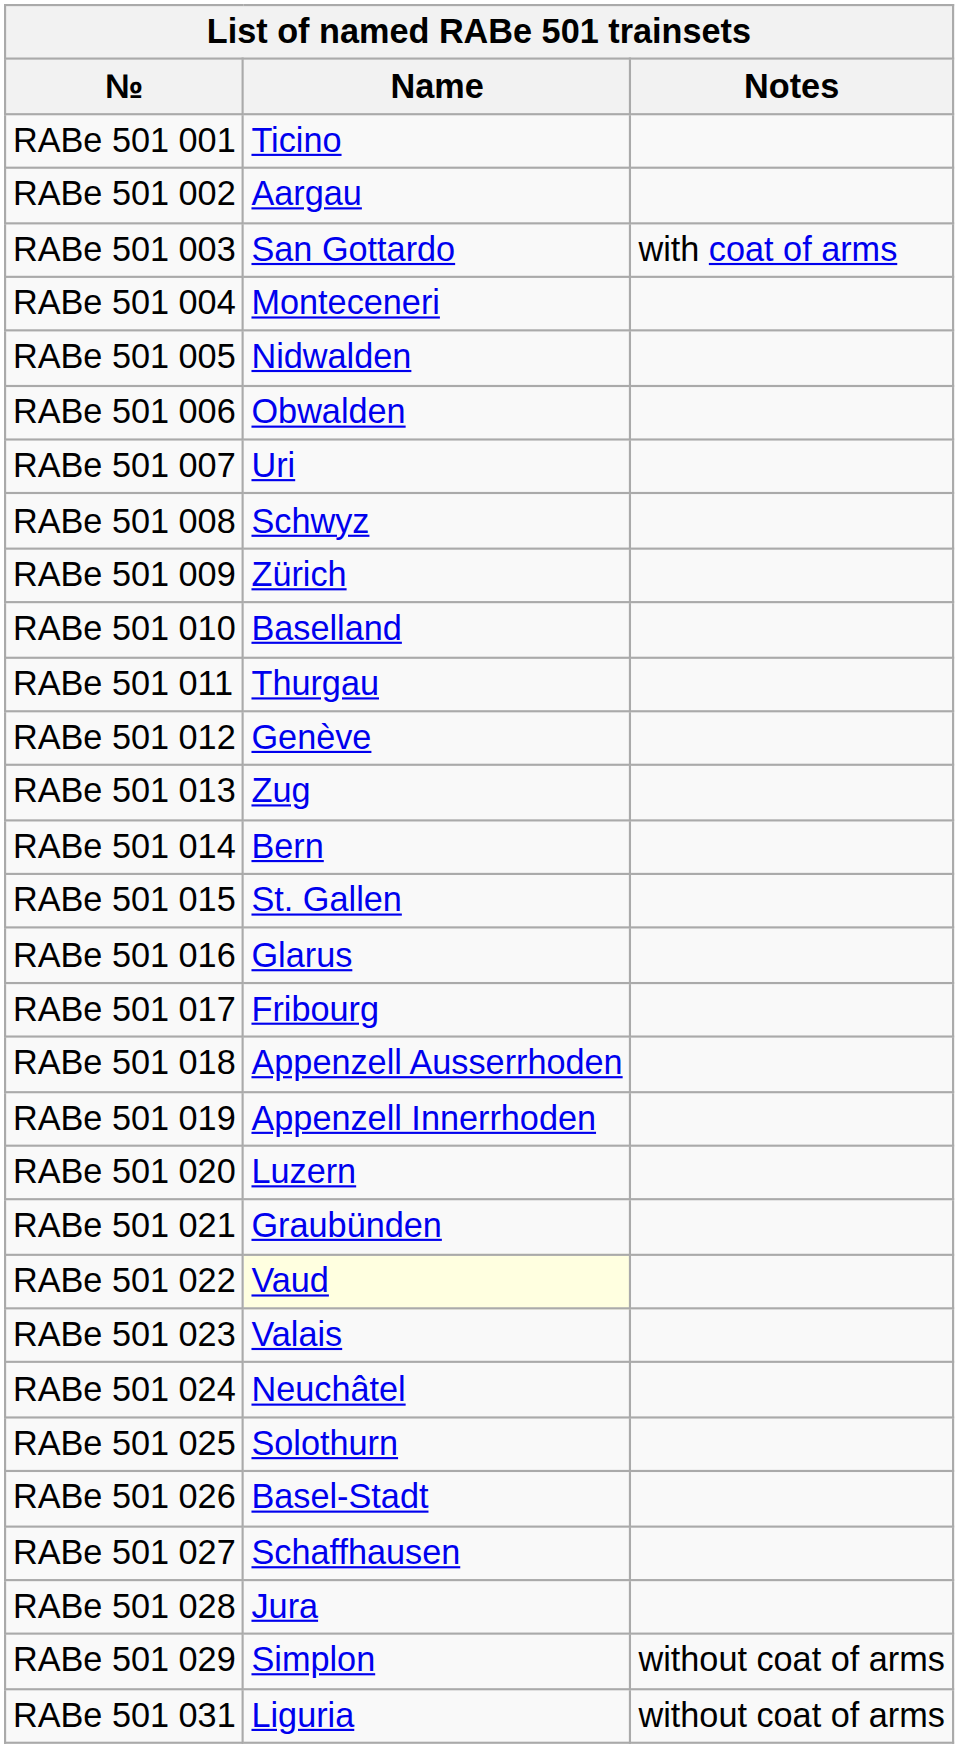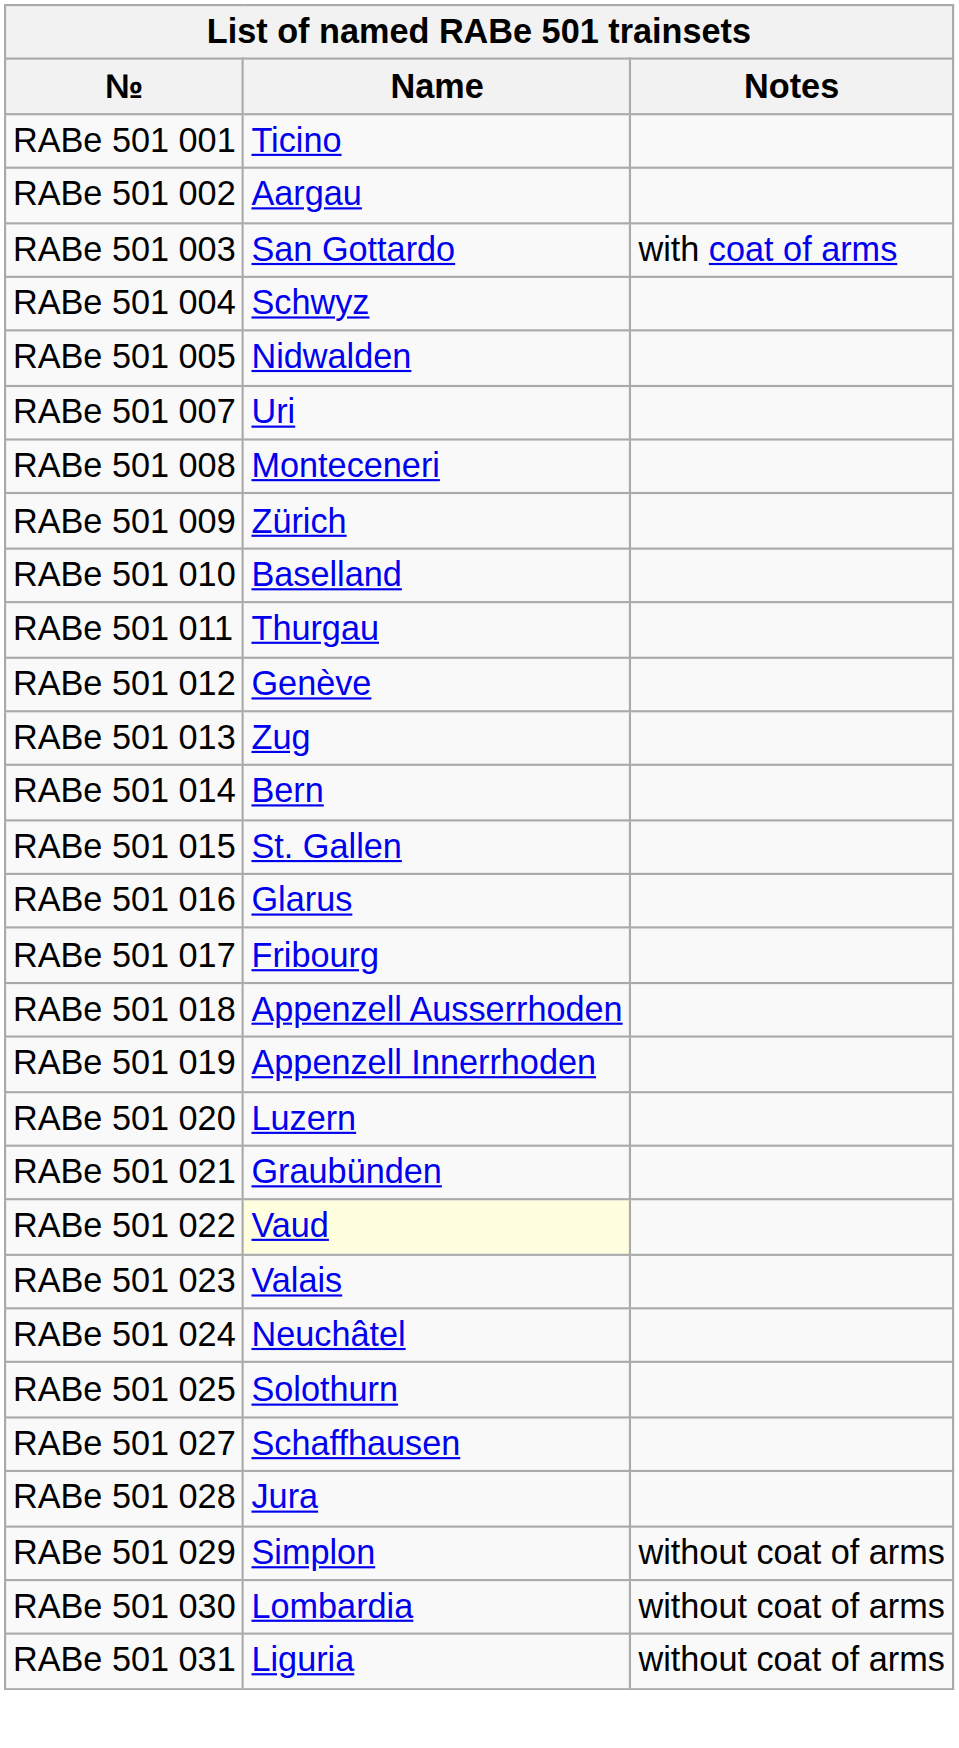(346, 303) Monteceneri -> (310, 303) Schwyz
- row: (124, 411)
(310, 520) Schwyz -> (346, 466) Monteceneri
- row: (124, 1497)
+ row: (124, 1606)
